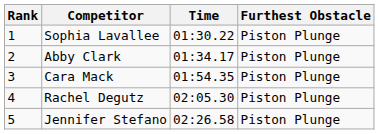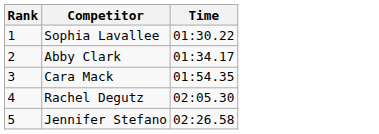- column: (306, 15)
